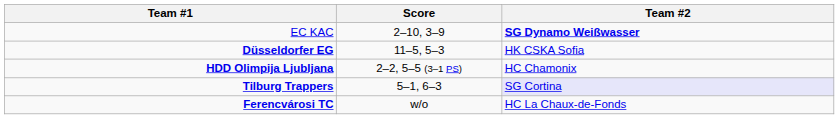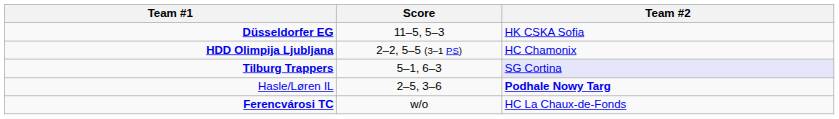- row: (312, 31)
+ row: (296, 86)
